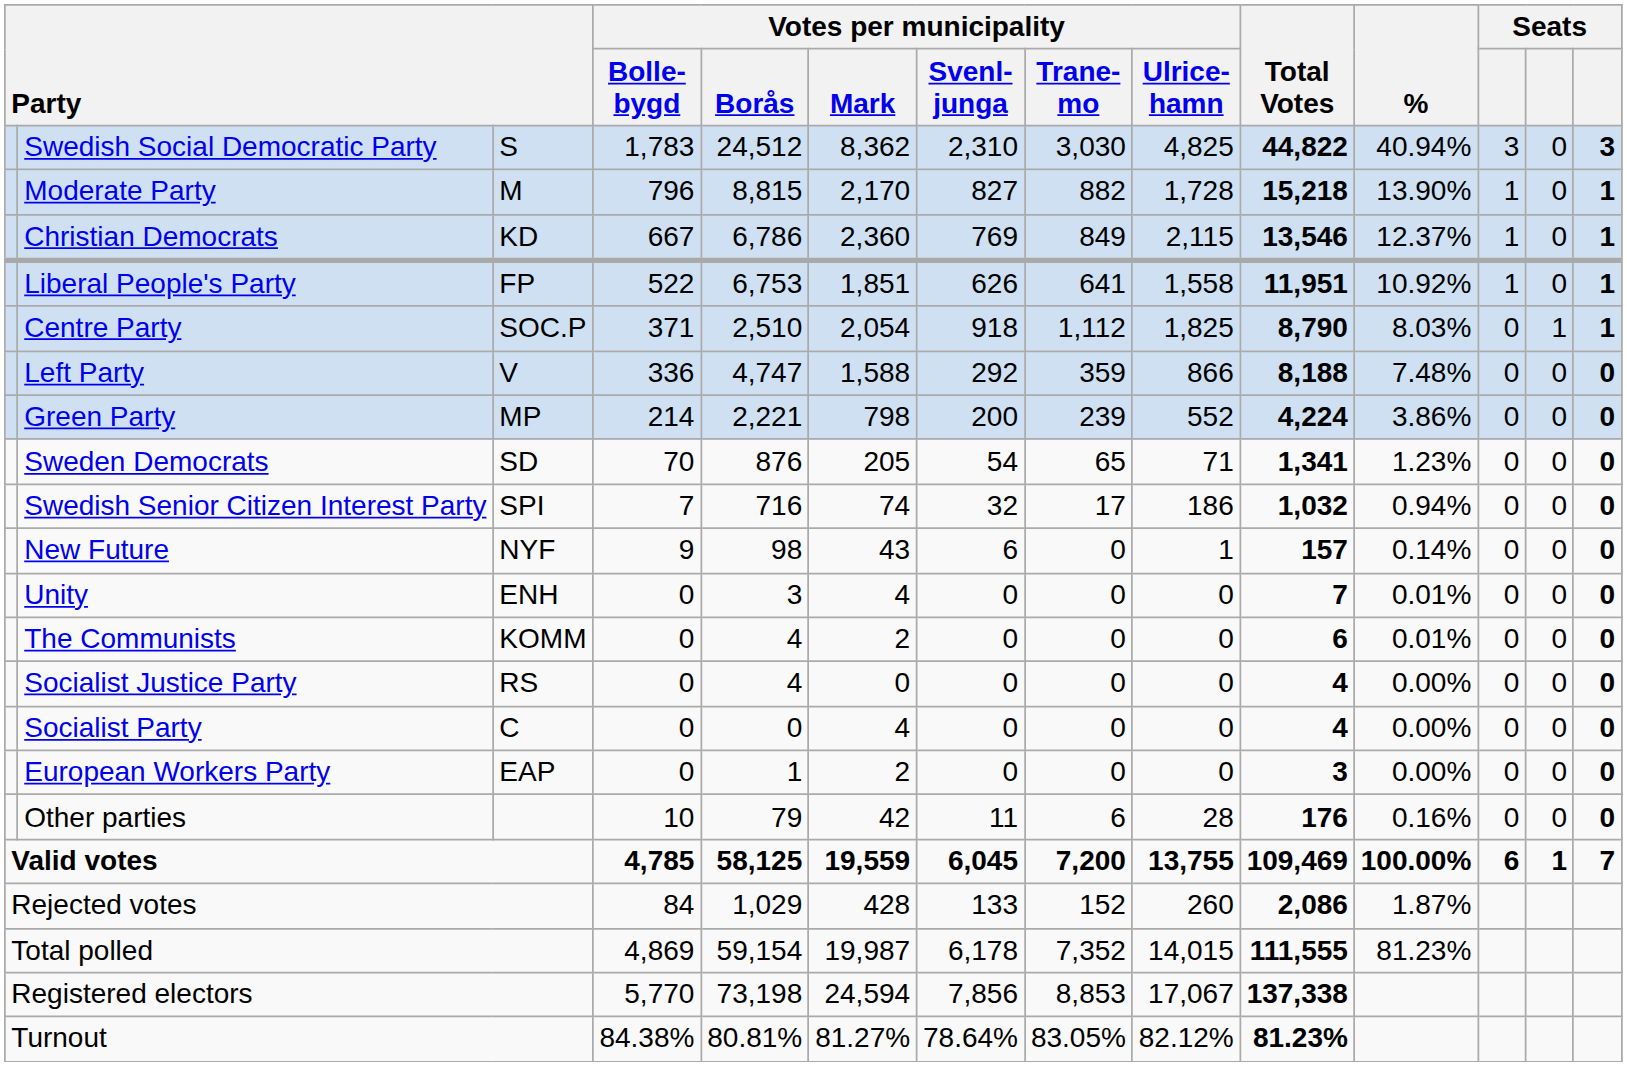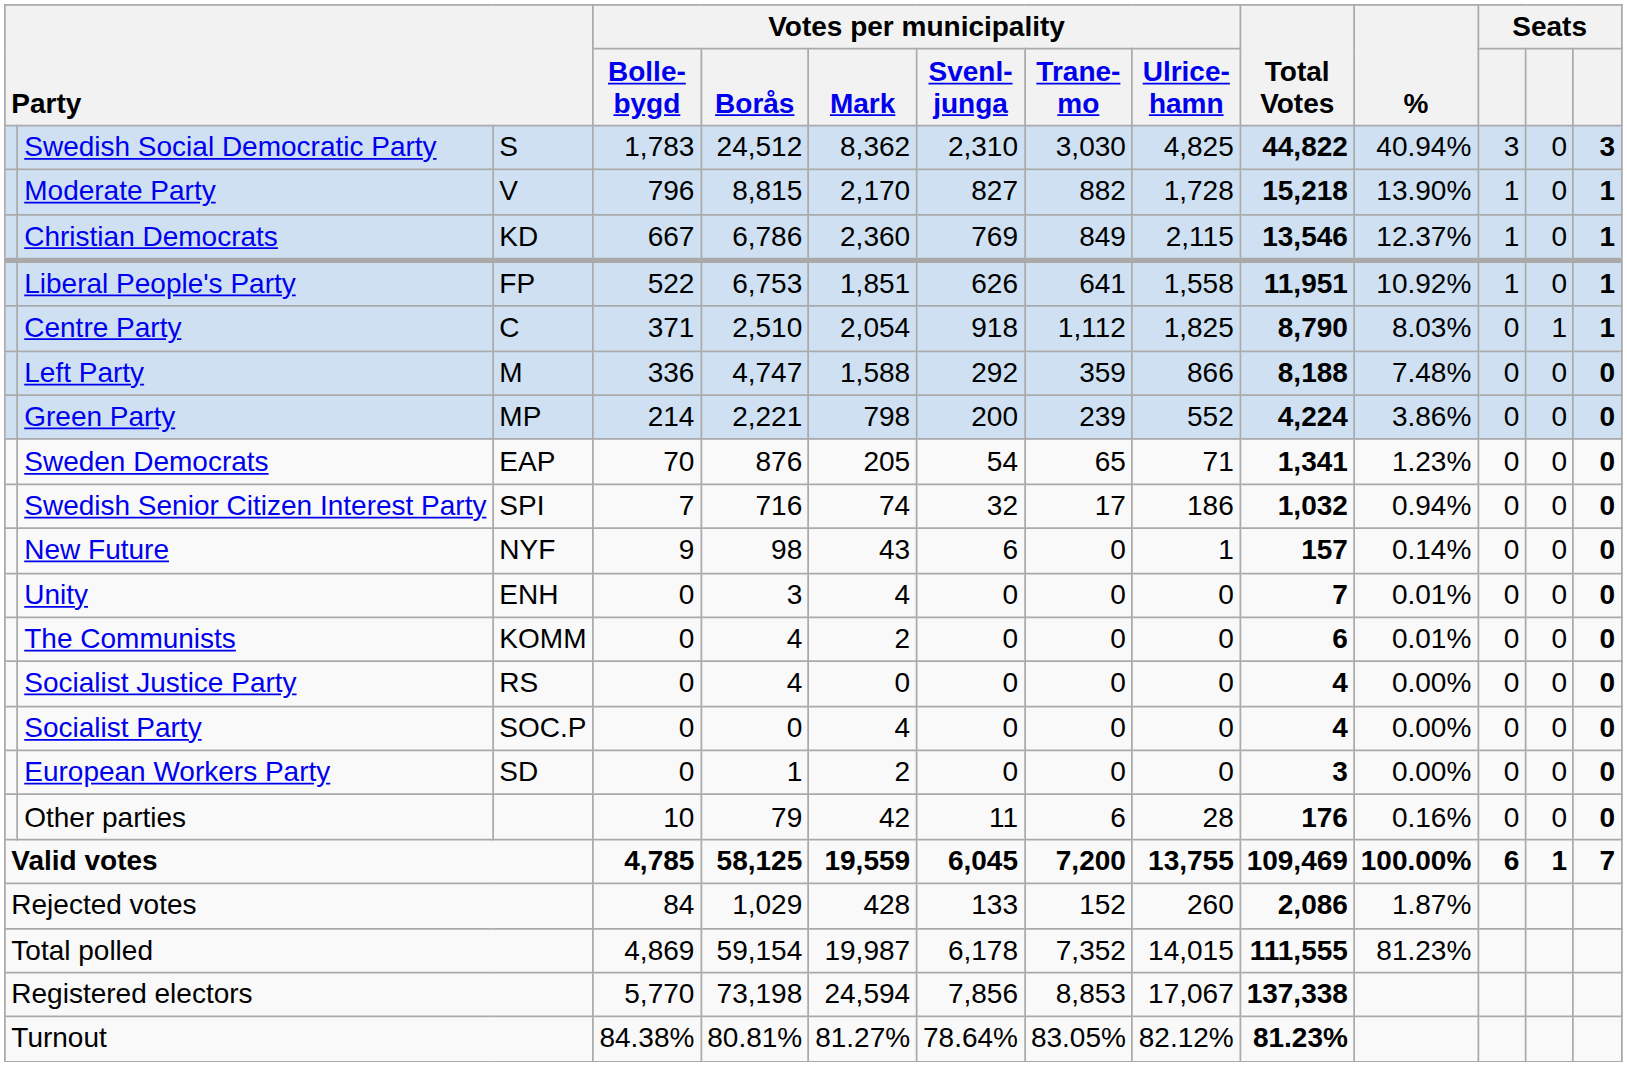(511, 191) M -> (509, 191) V
(543, 328) SOC.P -> (509, 328) C
(509, 372) V -> (511, 372) M
(519, 461) SD -> (527, 461) EAP
(509, 727) C -> (543, 727) SOC.P
(527, 772) EAP -> (519, 772) SD
